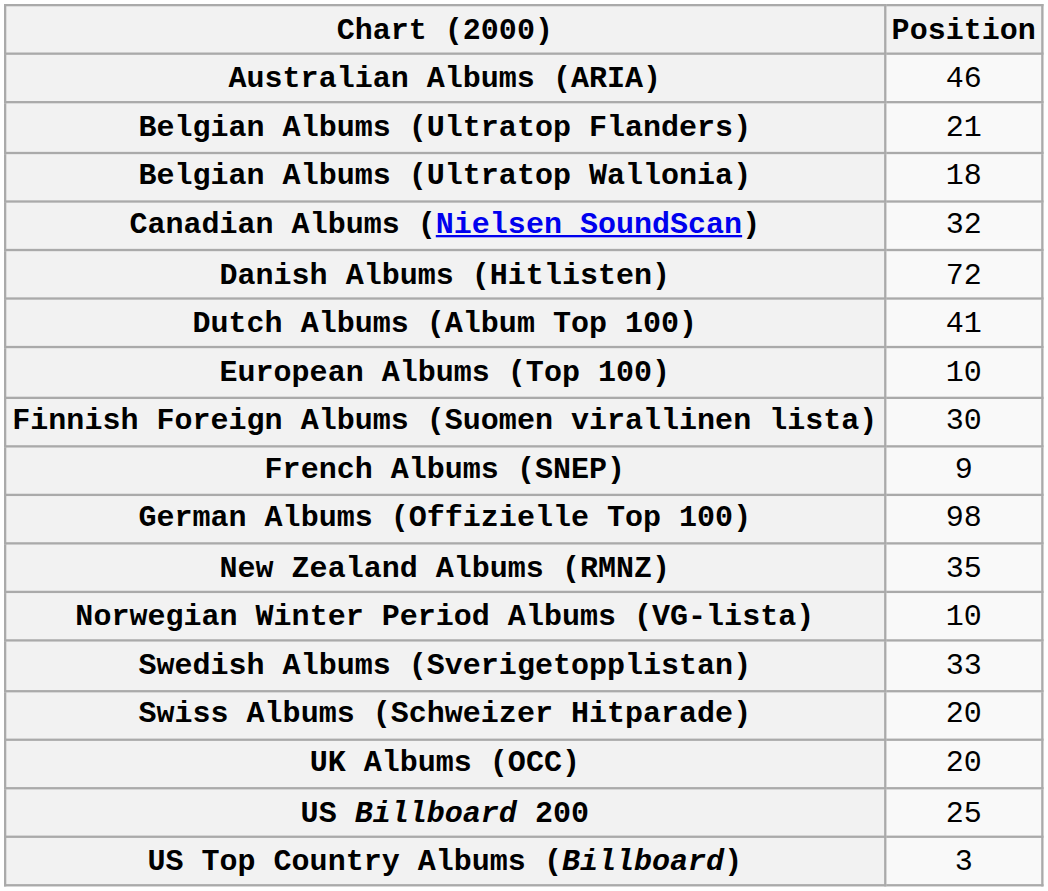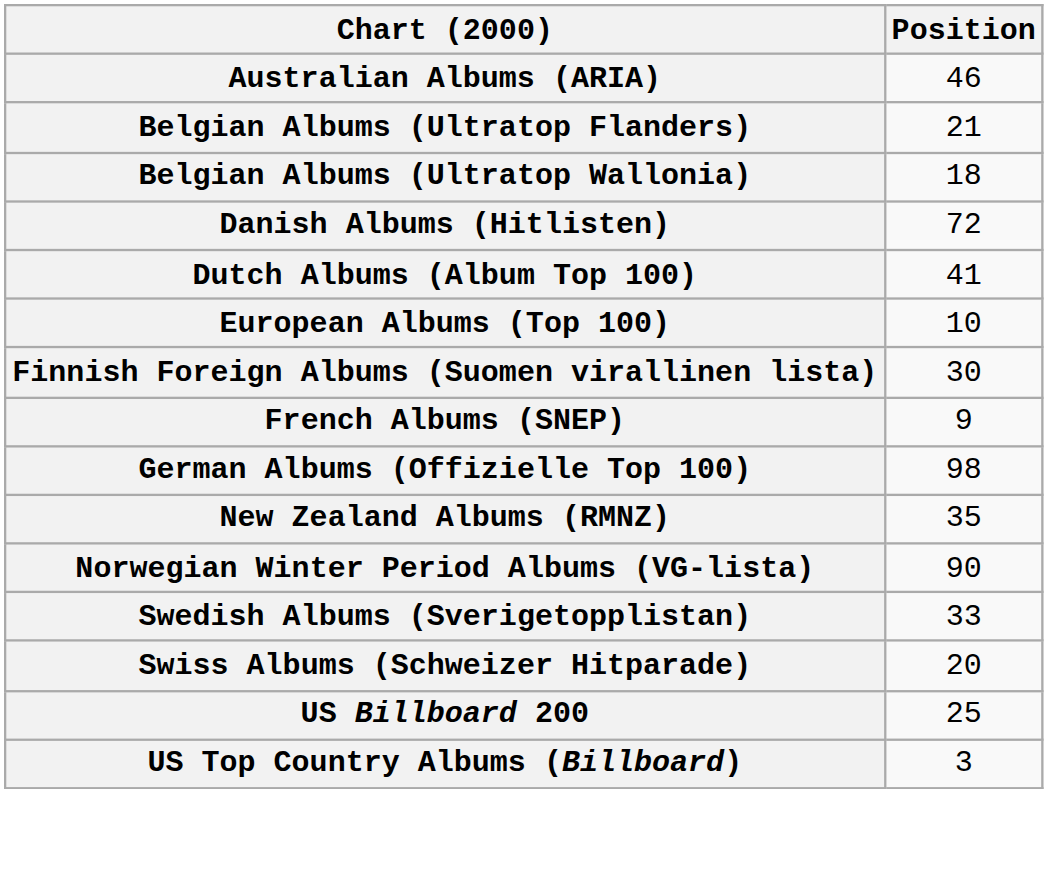- row: (445, 225)
(964, 617) 10 -> (964, 568) 90
- row: (445, 764)
